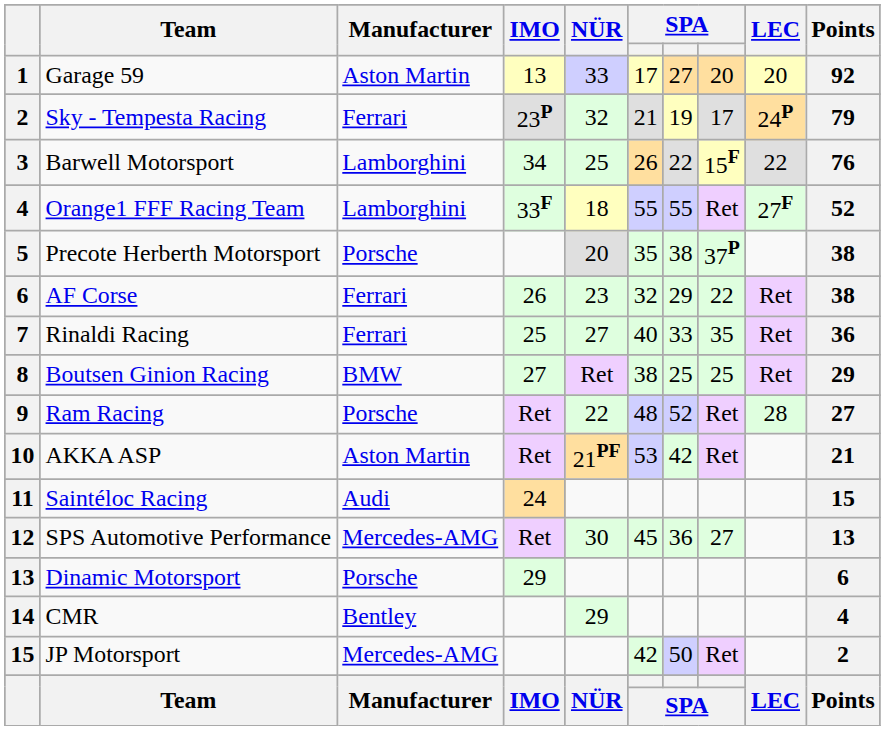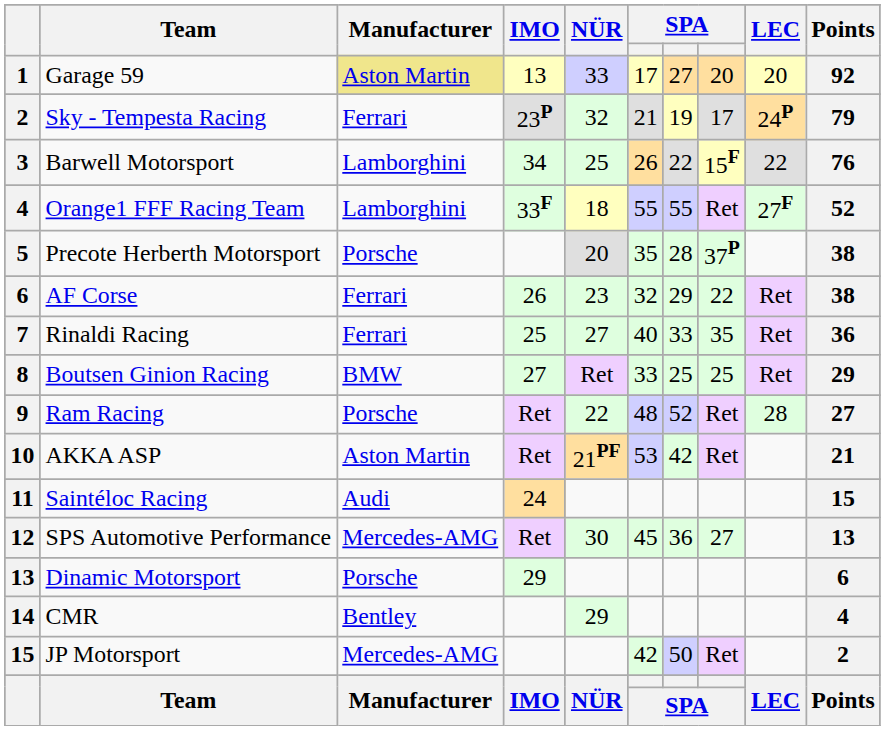(406, 74) no background -> (406, 74) khaki background
(681, 252) 38 -> (681, 252) 28
(646, 373) 38 -> (646, 373) 33
